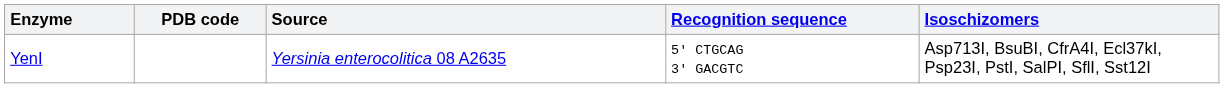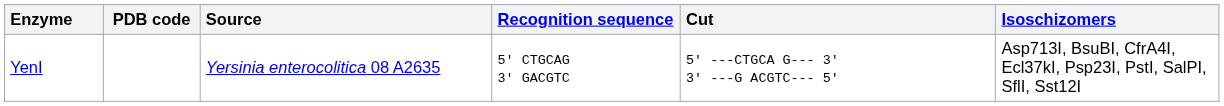+ column: (700, 19)
